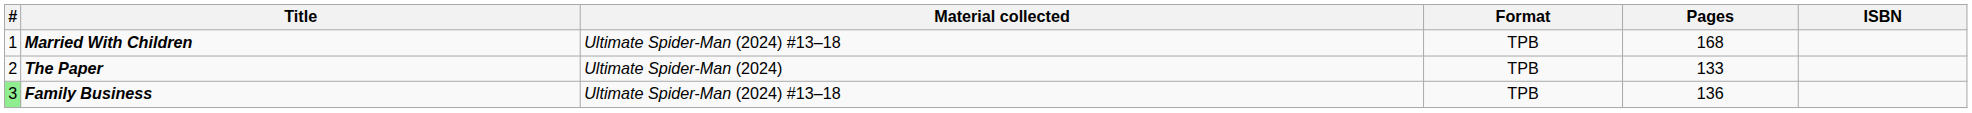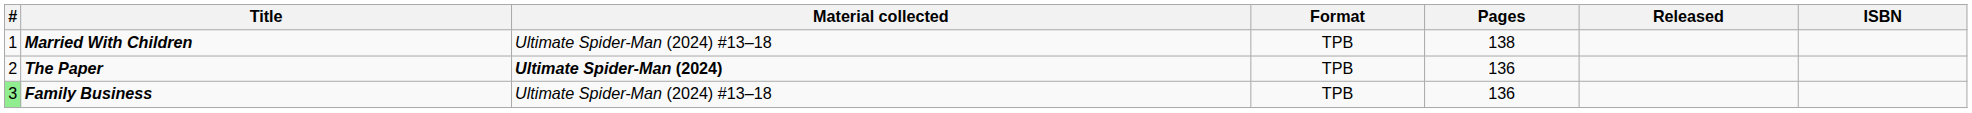+ column: (1688, 17)
(1710, 42) 168 -> (1502, 42) 138
(683, 68) normal -> (619, 68) bold
(1710, 68) 133 -> (1502, 68) 136
